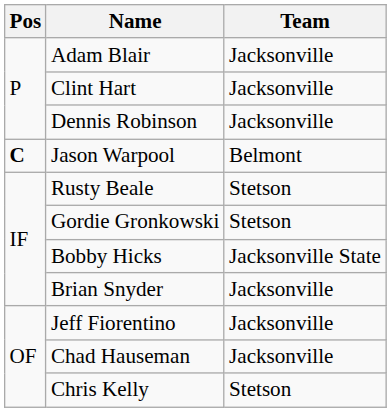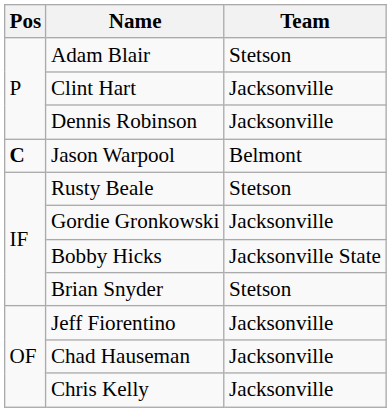(281, 54) Jacksonville -> (260, 54) Stetson
(260, 222) Stetson -> (281, 222) Jacksonville
(281, 289) Jacksonville -> (260, 289) Stetson
(260, 389) Stetson -> (281, 389) Jacksonville
